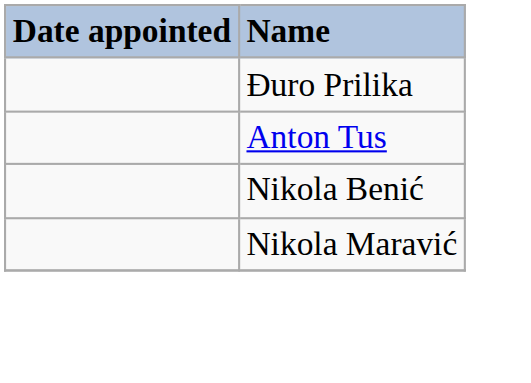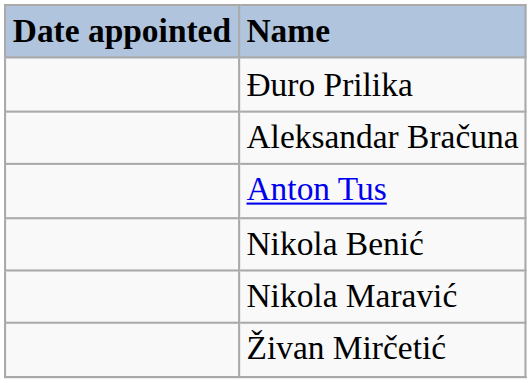+ row: (383, 137)
+ row: (346, 349)
